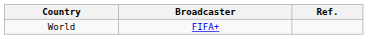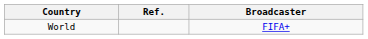columns swapped: (206, 12) <-> (327, 12)
